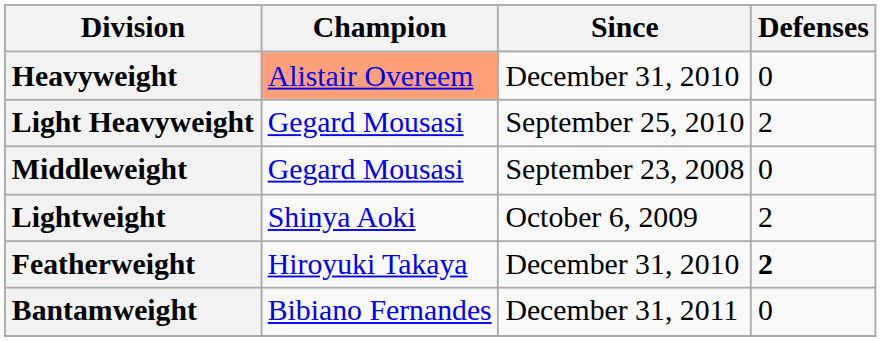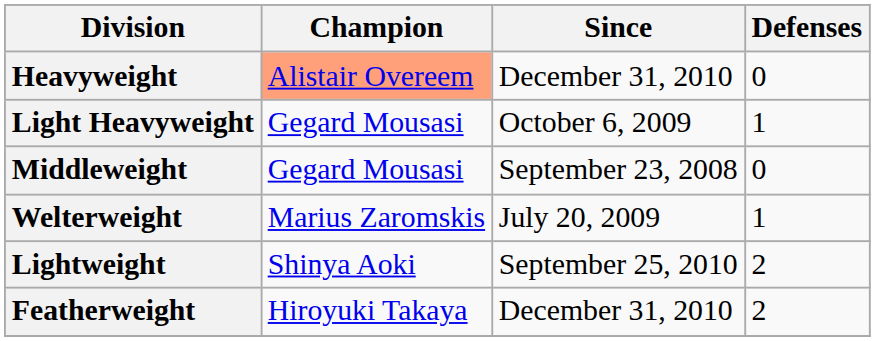(625, 122) September 25, 2010 -> (595, 122) October 6, 2009
(765, 122) 2 -> (759, 122) 1
+ row: (97, 216)
(602, 216) October 6, 2009 -> (618, 264) September 25, 2010
(765, 264) bold -> (759, 311) normal
- row: (104, 311)
